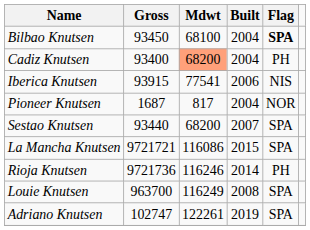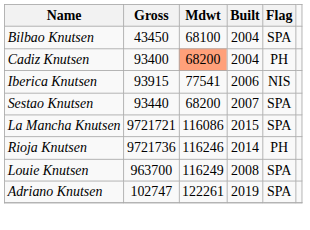(151, 37) 93450 -> (151, 37) 43450
(281, 37) bold -> (279, 37) normal
- row: (54, 103)
